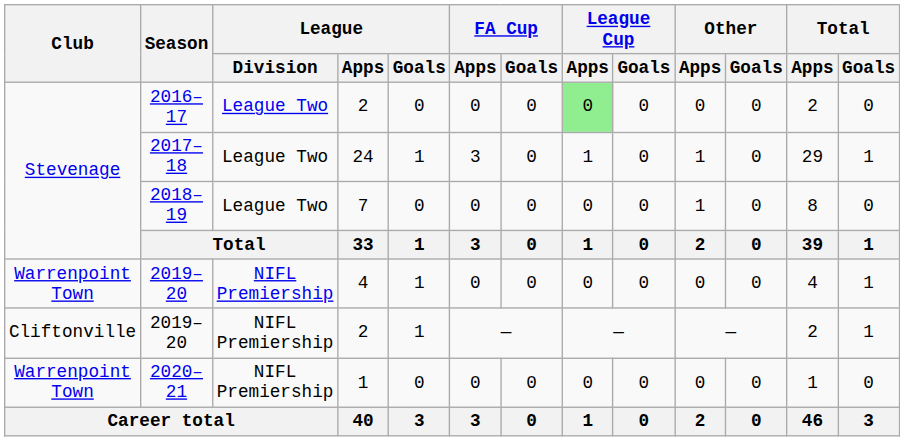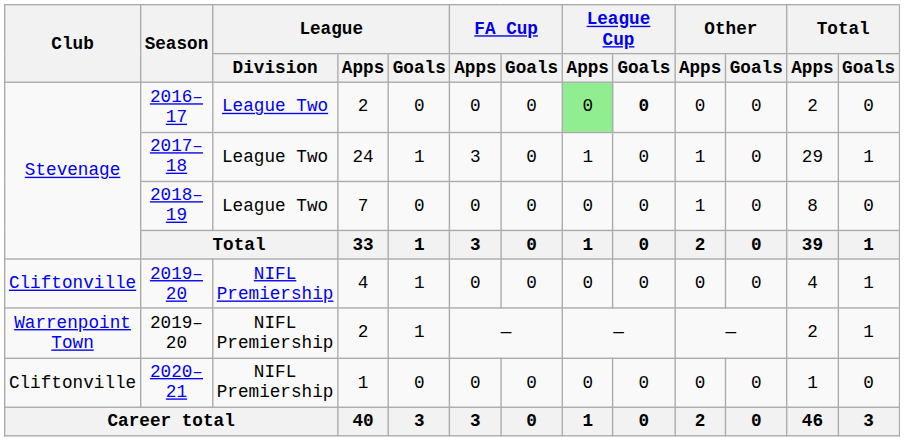(644, 107) normal -> (644, 107) bold
(73, 284) Warrenpoint Town -> (73, 284) Cliftonville
(73, 333) Cliftonville -> (73, 333) Warrenpoint Town
(73, 382) Warrenpoint Town -> (73, 382) Cliftonville
